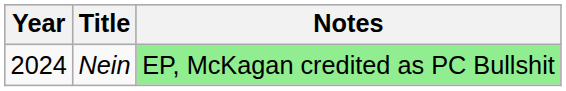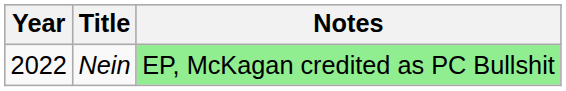(39, 64) 2024 -> (39, 64) 2022
